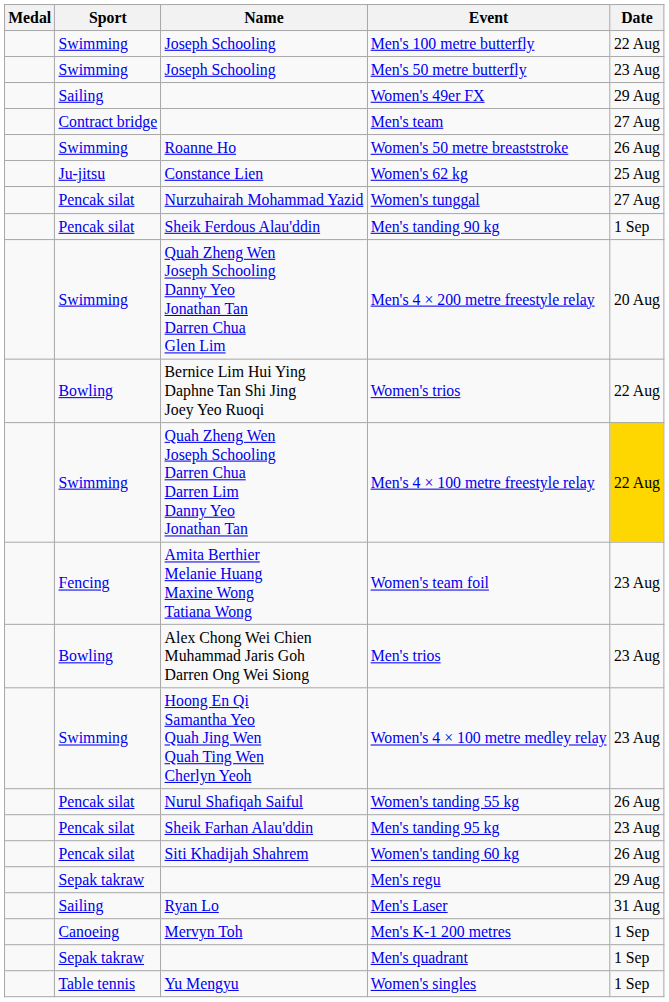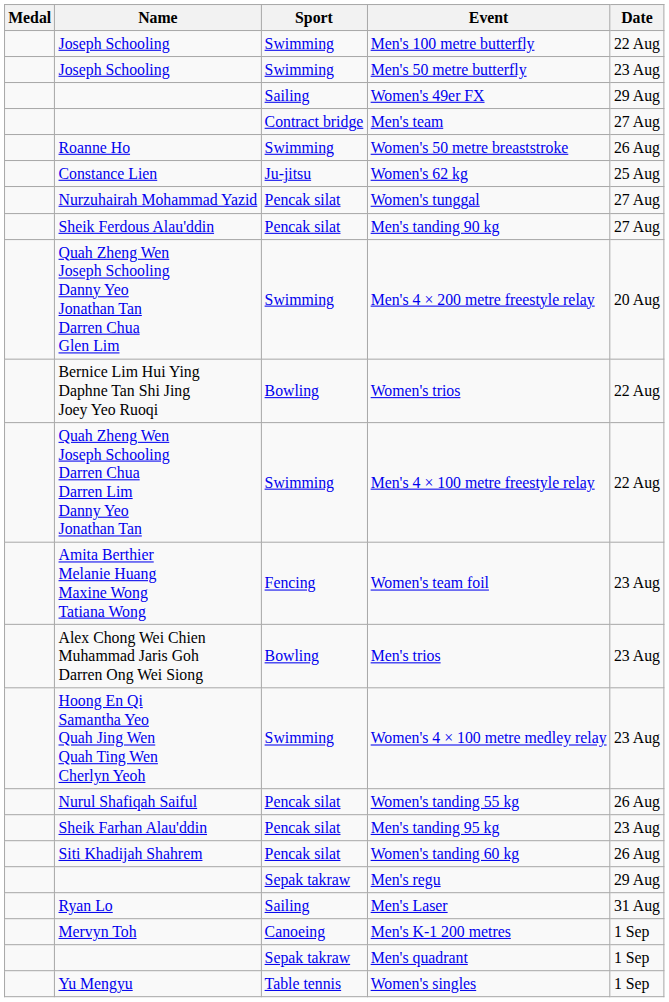columns swapped: (264, 17) <-> (108, 17)
(632, 226) 1 Sep -> (637, 226) 27 Aug
(637, 482) gold background -> (637, 482) no background
